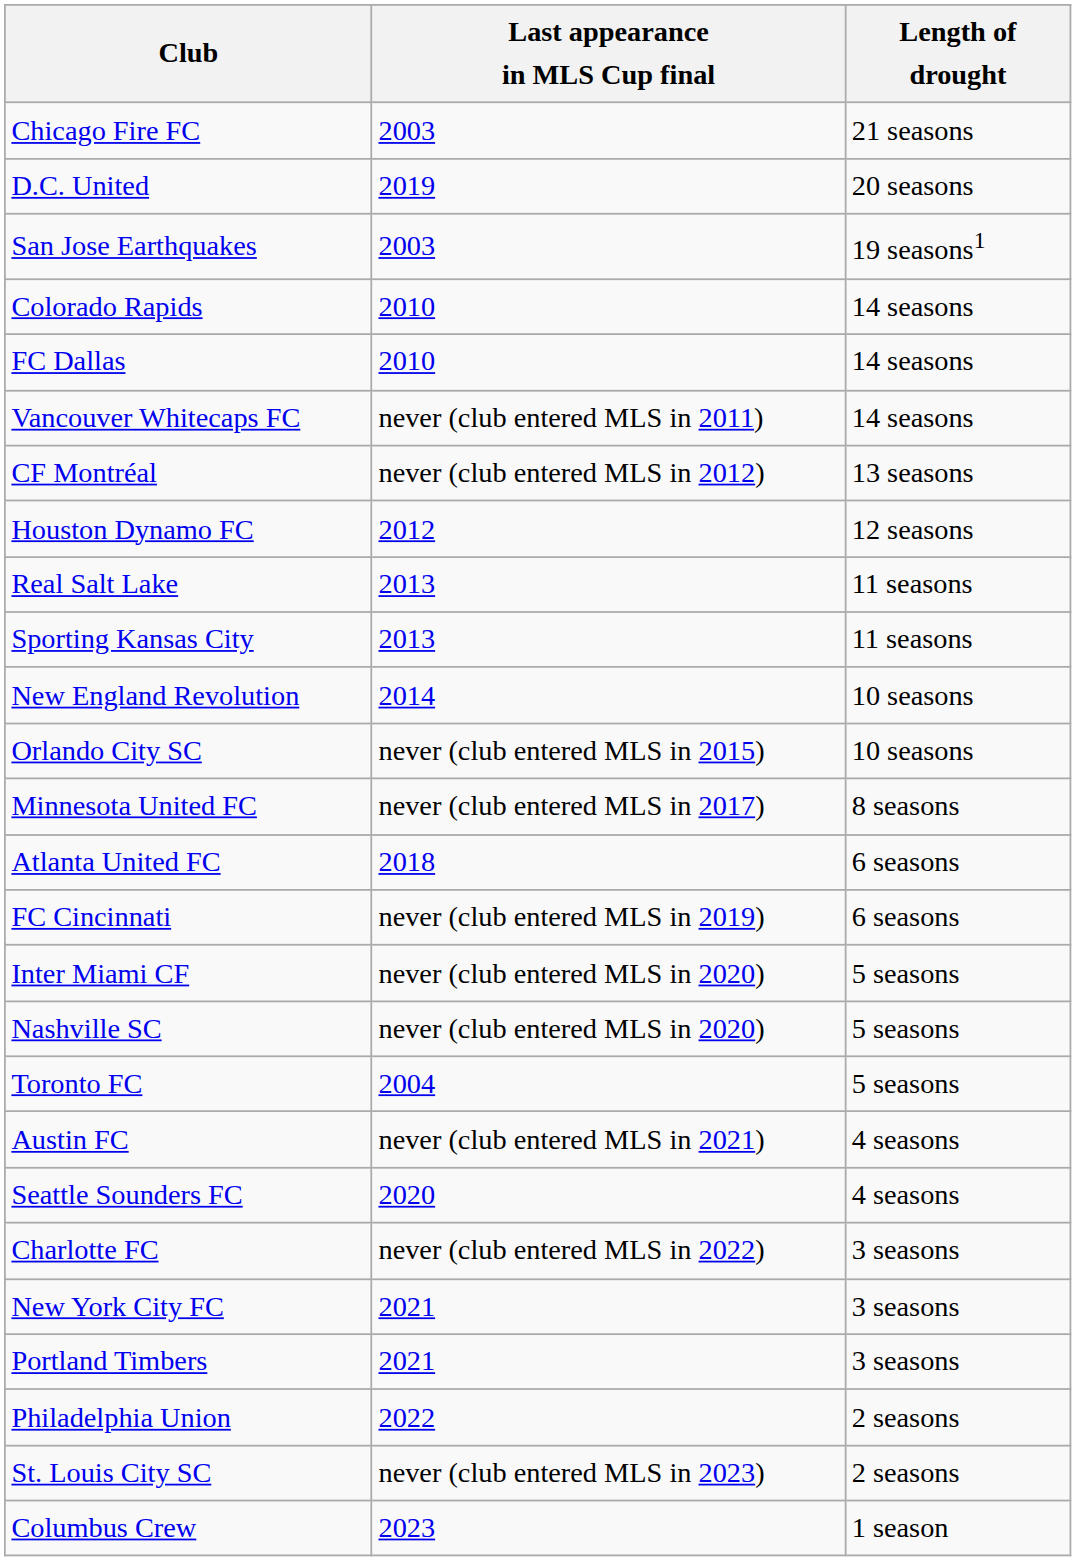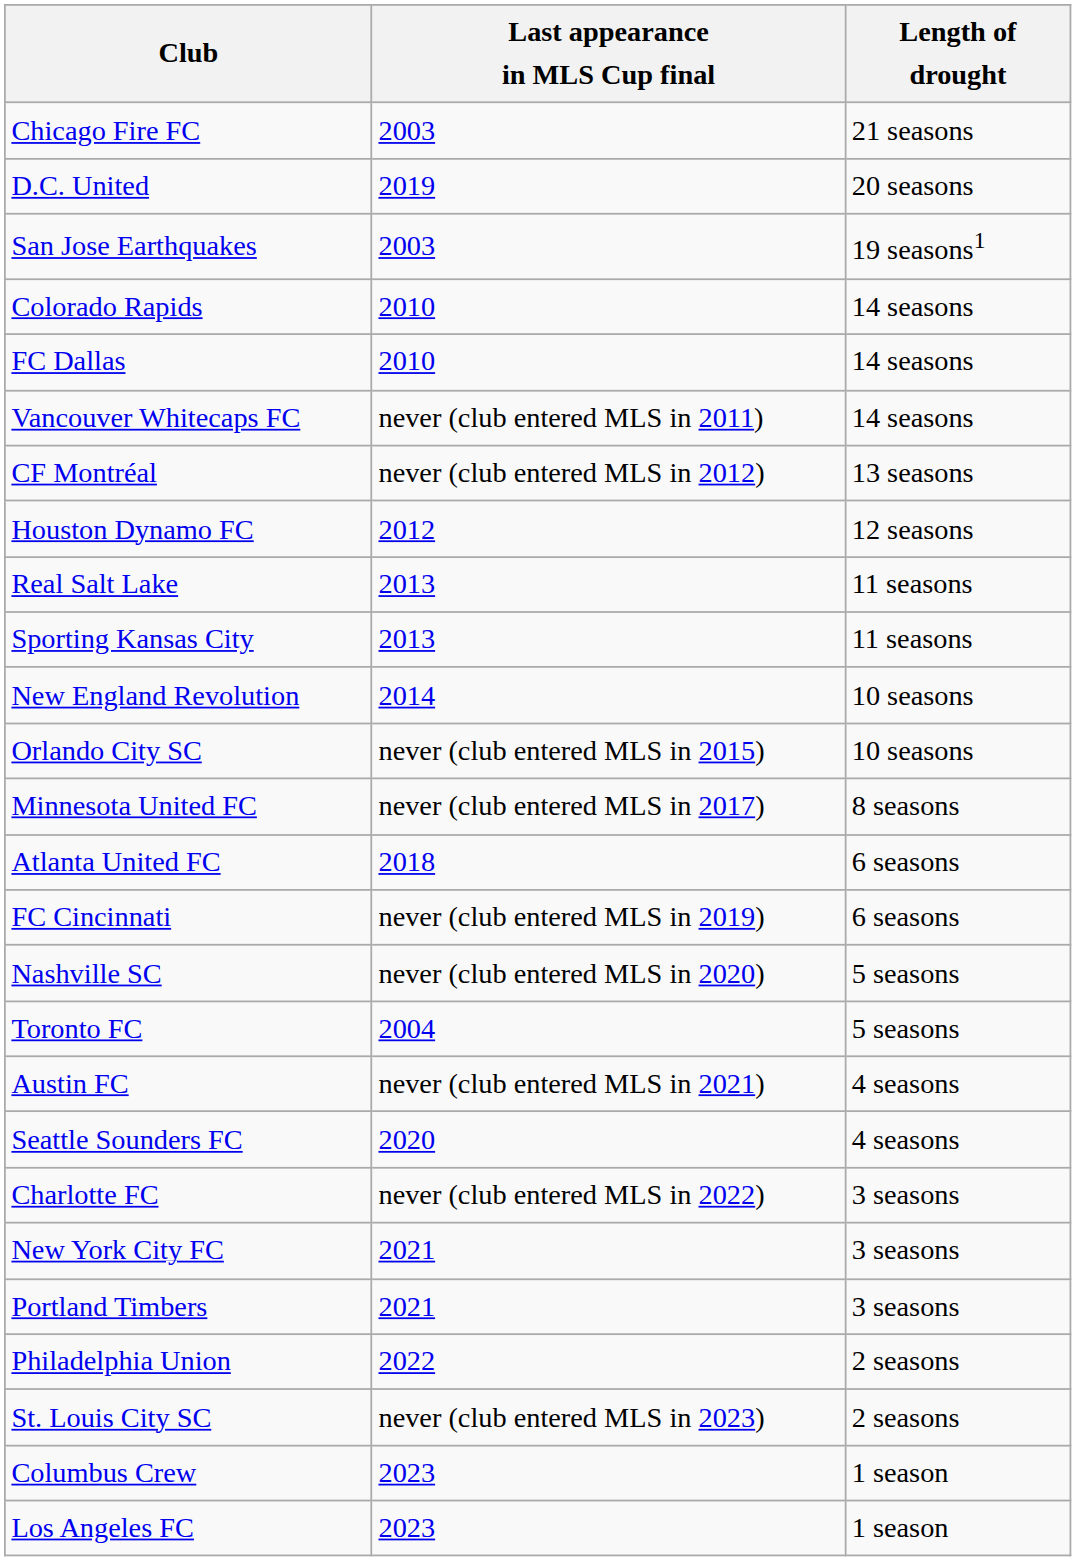- row: (100, 972)
+ row: (103, 1528)
